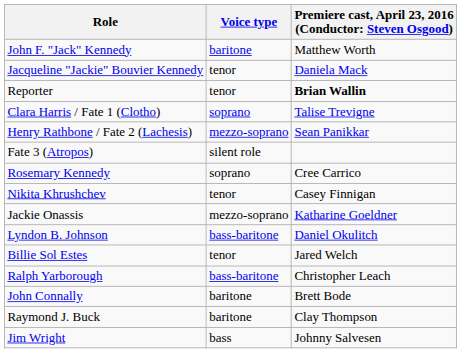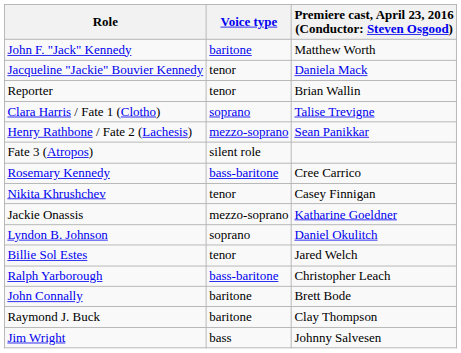(330, 91) bold -> (327, 91) normal
(230, 173) soprano -> (244, 173) bass-baritone
(244, 234) bass-baritone -> (230, 234) soprano
